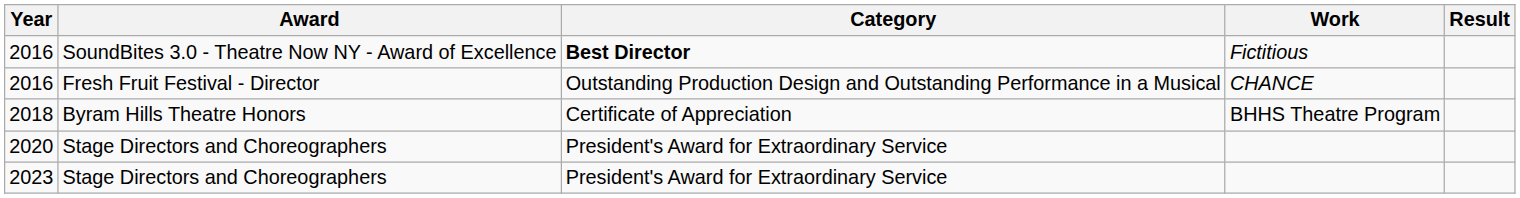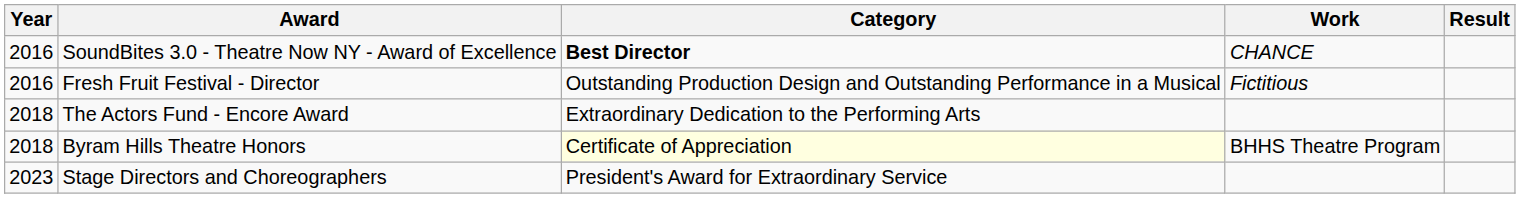(1269, 51) Fictitious -> (1272, 51) CHANCE
(1272, 83) CHANCE -> (1269, 83) Fictitious
+ row: (31, 114)
(679, 114) no background -> (679, 146) lightyellow background
- row: (31, 146)
